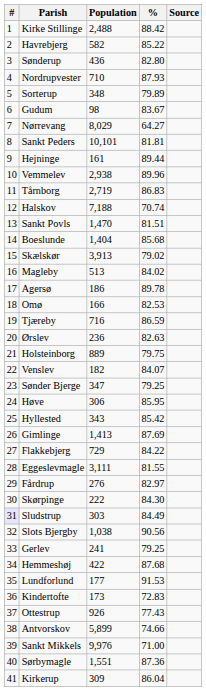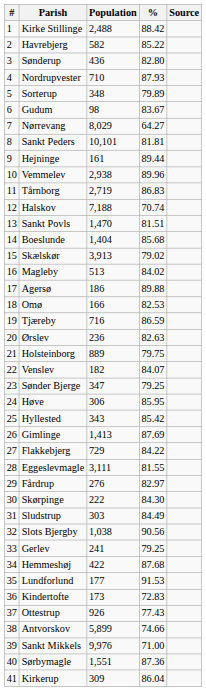(153, 288) 89.78 -> (153, 288) 89.88
(12, 516) lavender background -> (12, 516) no background
